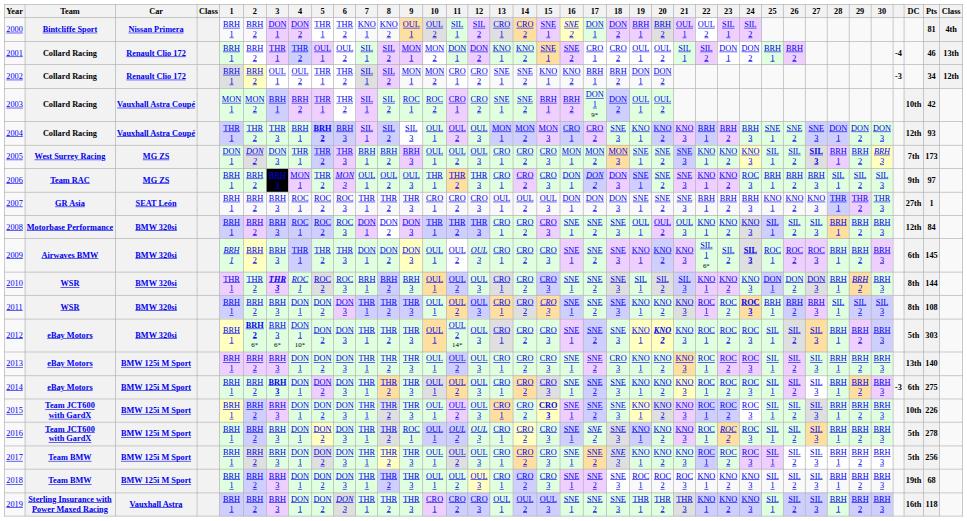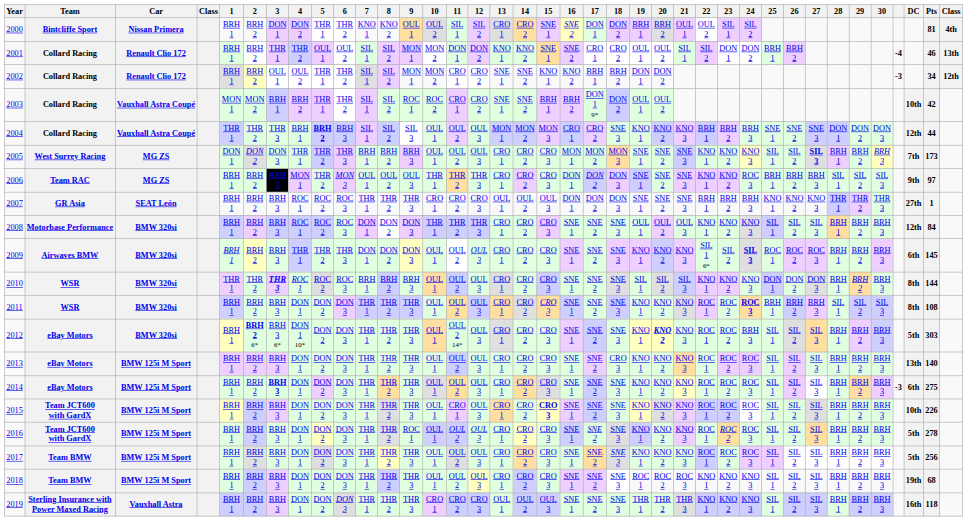(932, 133) 93 -> (932, 133) 44
(750, 335) ROC 3 -> (750, 335) BRH 3
(457, 410) OUL 2 -> (457, 410) CRO 1
